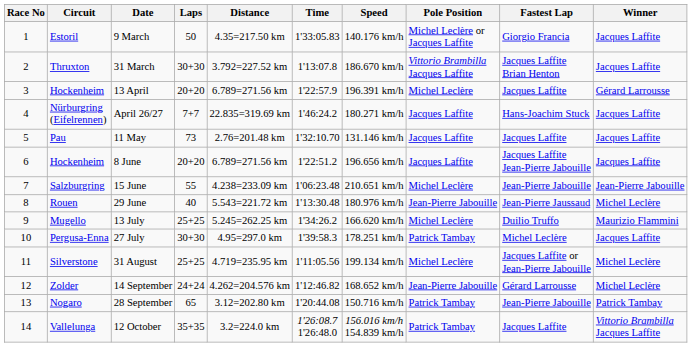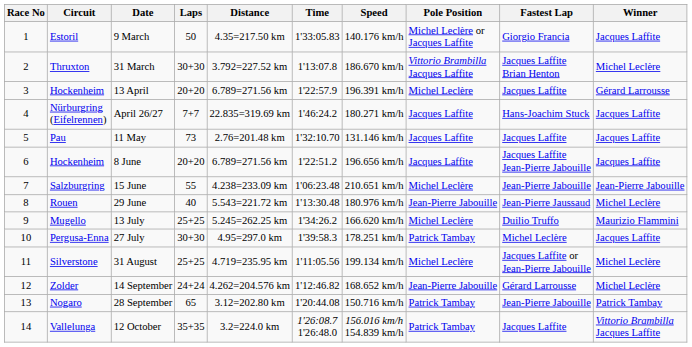(628, 66) Jacques Laffite -> (628, 66) Michel Leclère
